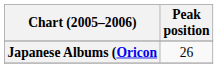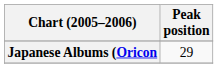(187, 52) 26 -> (187, 52) 29
